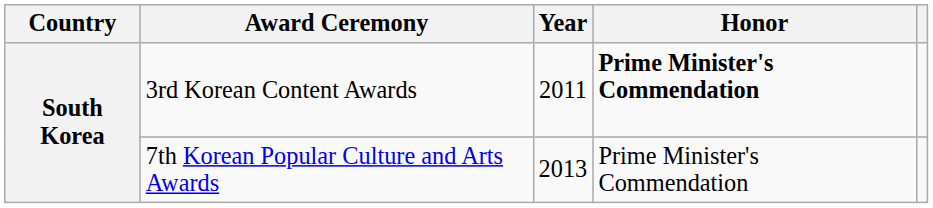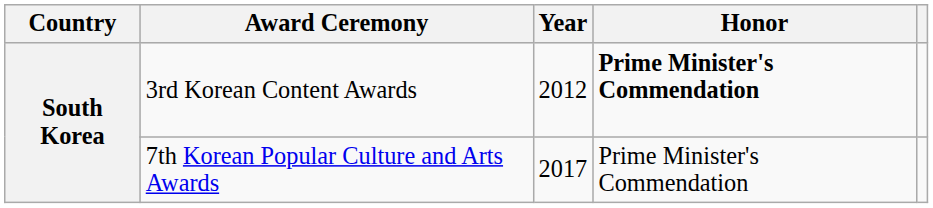(563, 89) 2011 -> (563, 89) 2012
(563, 169) 2013 -> (563, 169) 2017
